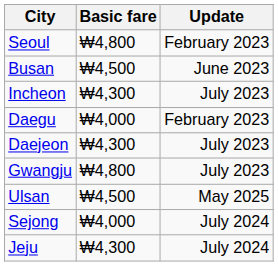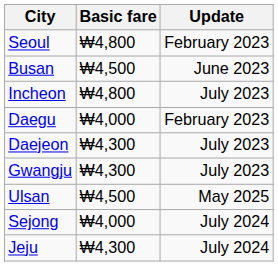(107, 94) ₩4,300 -> (107, 94) ₩4,800
(107, 171) ₩4,800 -> (107, 171) ₩4,300
